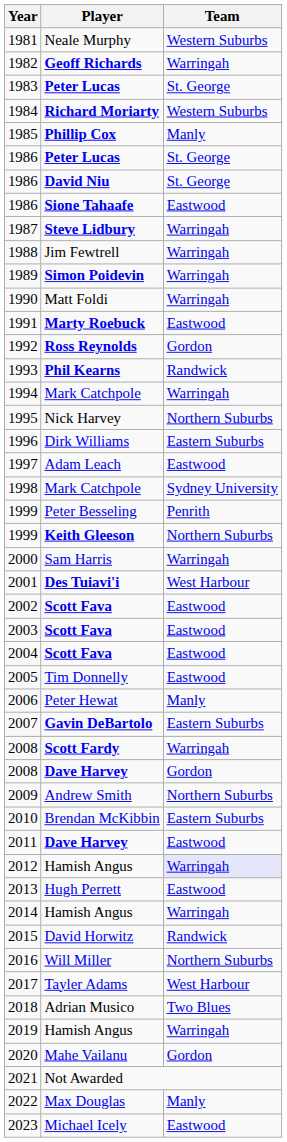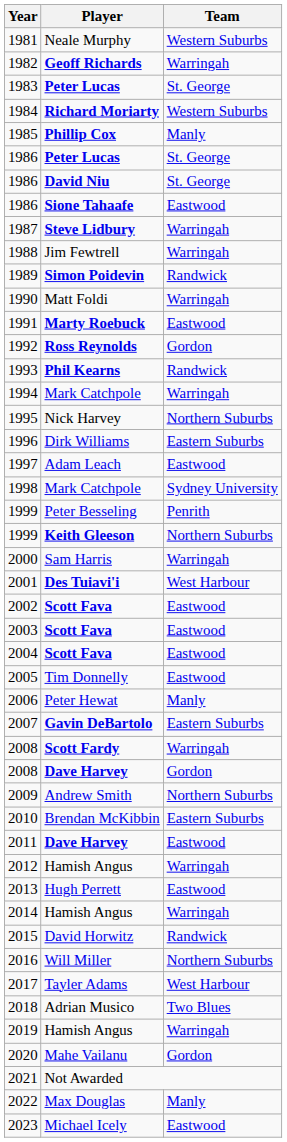(198, 275) Warringah -> (197, 275) Randwick
(198, 865) lavender background -> (198, 865) no background
